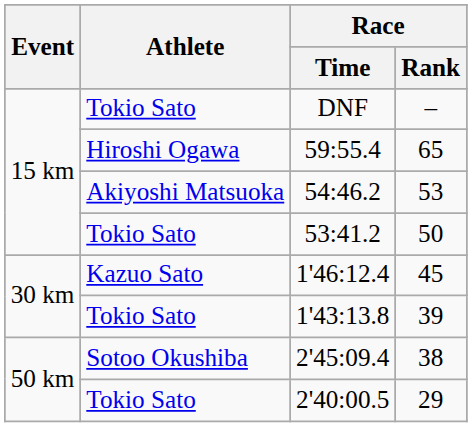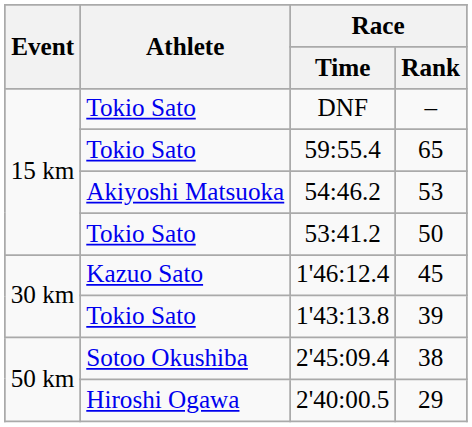(163, 150) Hiroshi Ogawa -> (141, 150) Tokio Sato
(141, 399) Tokio Sato -> (163, 399) Hiroshi Ogawa
